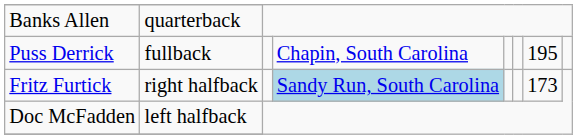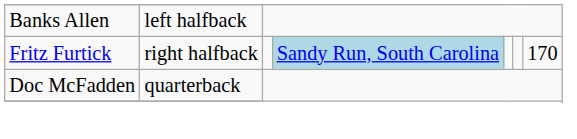(192, 20) quarterback -> (196, 20) left halfback
- row: (62, 52)
(542, 85) 173 -> (542, 52) 170
(196, 117) left halfback -> (192, 85) quarterback
